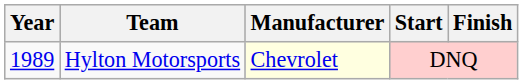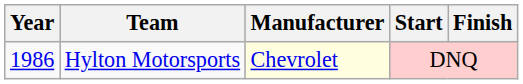(32, 59) 1989 -> (32, 59) 1986
